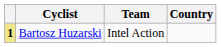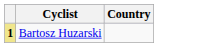- column: (136, 14)
